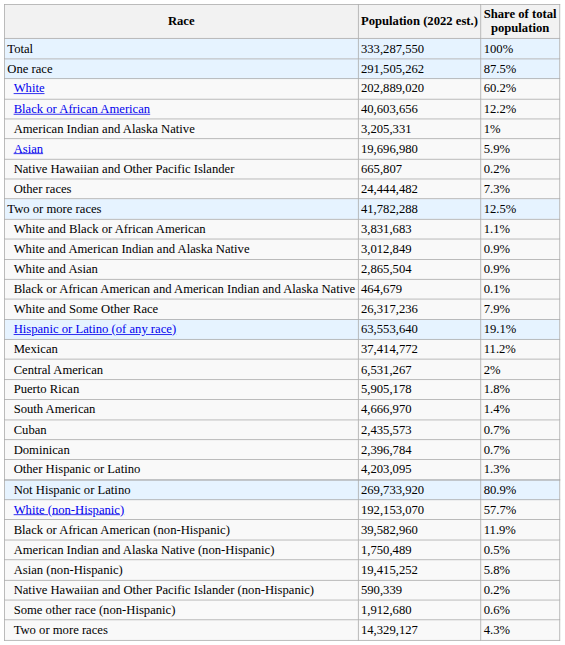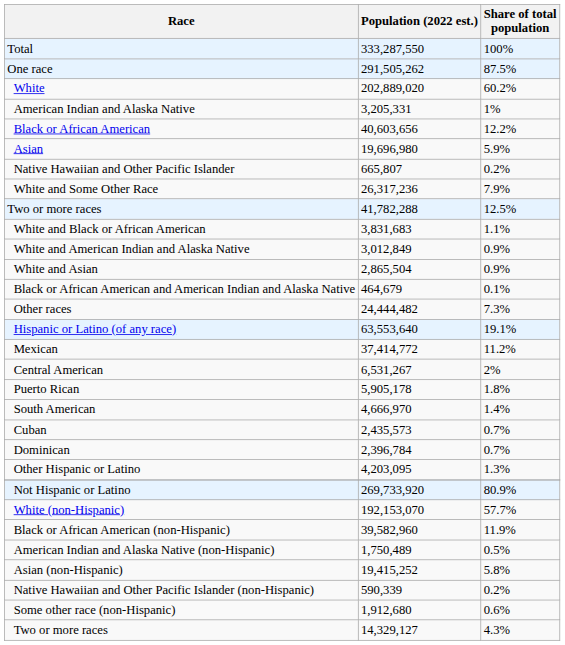rows swapped: (79, 108) <-> (101, 128)
rows swapped: (39, 189) <-> (83, 309)
